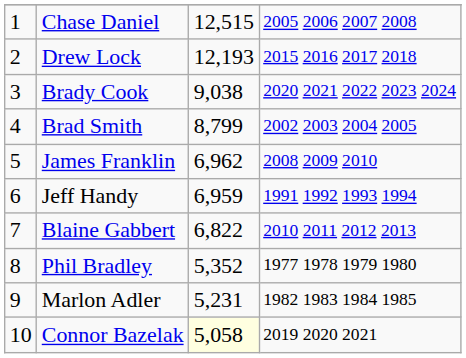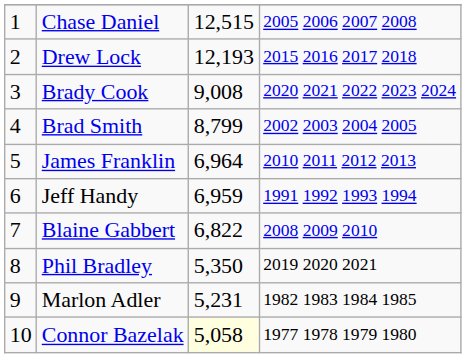(218, 91) 9,038 -> (218, 91) 9,008
(218, 160) 6,962 -> (218, 160) 6,964
(320, 160) 2008 2009 2010 -> (340, 160) 2010 2011 2012 2013
(340, 230) 2010 2011 2012 2013 -> (320, 230) 2008 2009 2010
(218, 265) 5,352 -> (218, 265) 5,350
(340, 265) 1977 1978 1979 1980 -> (320, 265) 2019 2020 2021
(320, 334) 2019 2020 2021 -> (340, 334) 1977 1978 1979 1980
